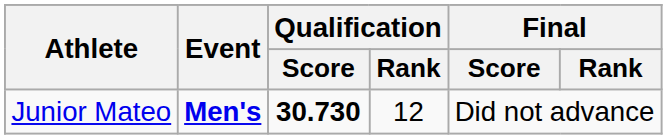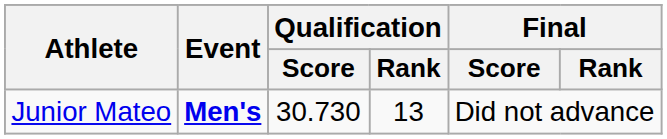(318, 112) bold -> (318, 112) normal
(408, 112) 12 -> (408, 112) 13
